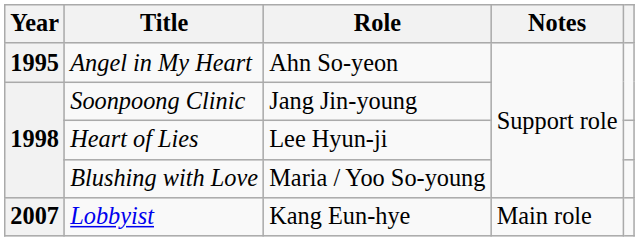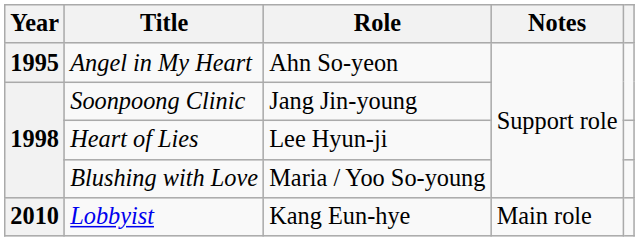(35, 216) 2007 -> (35, 216) 2010
